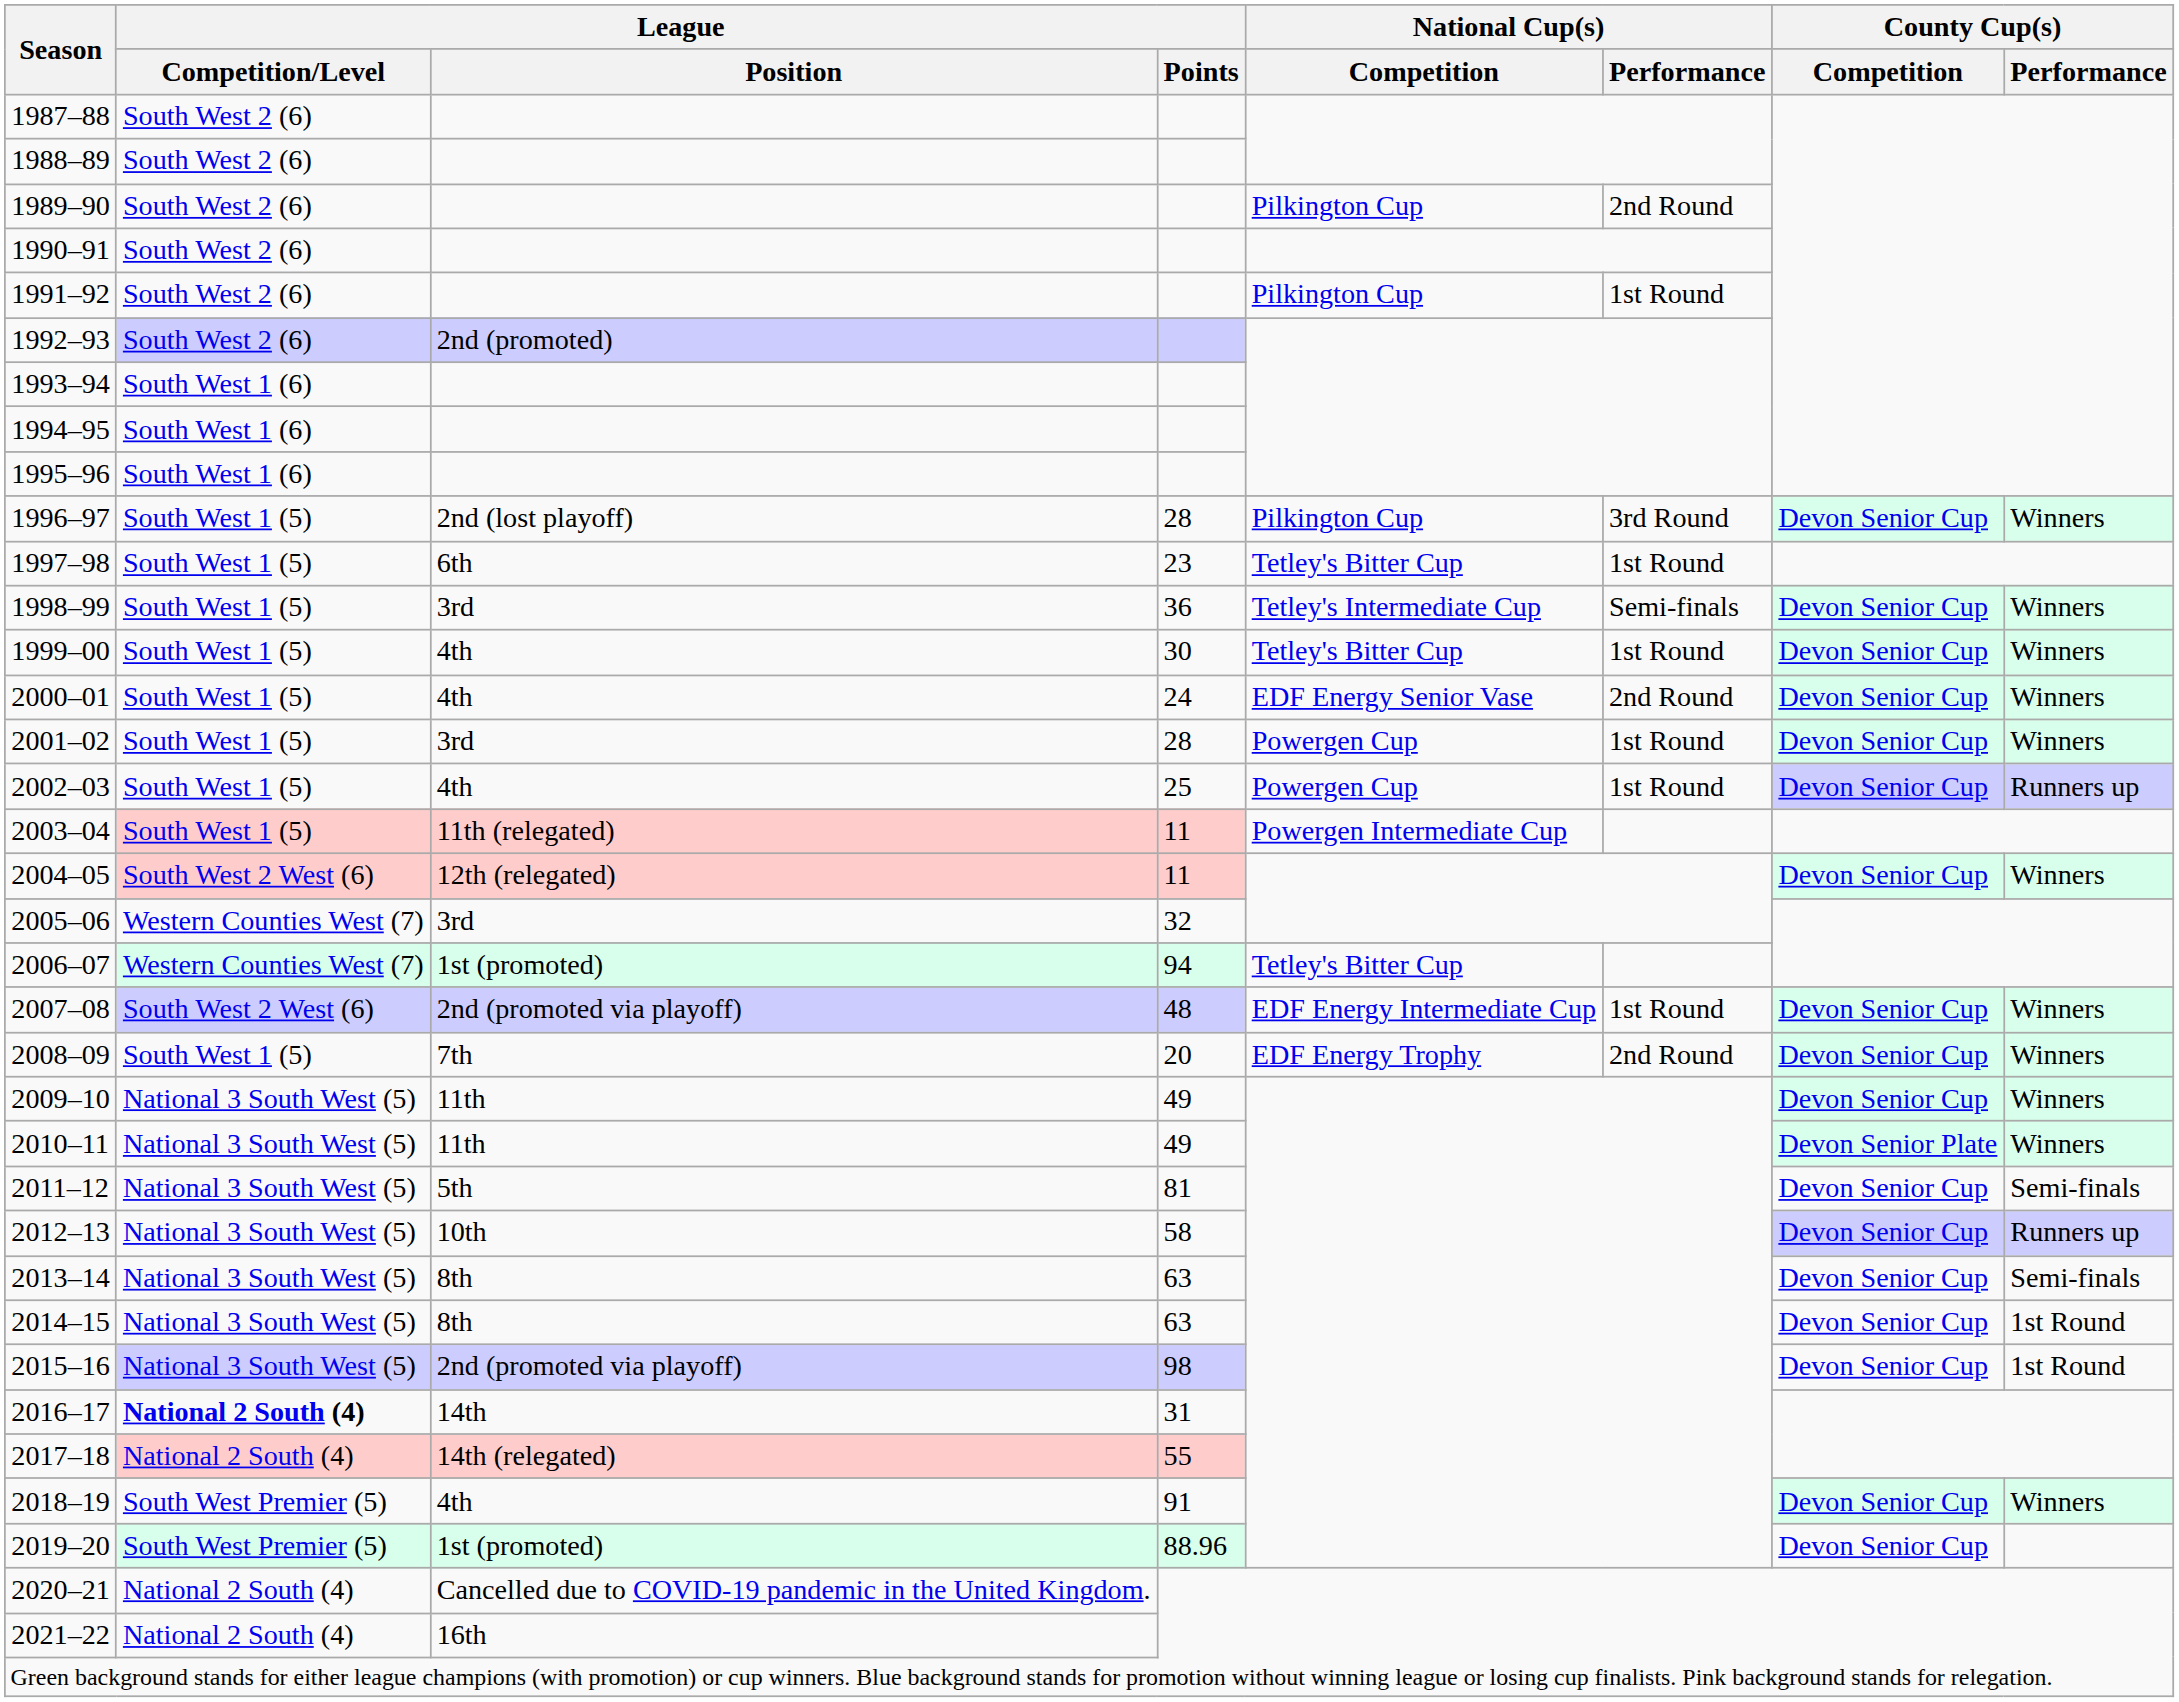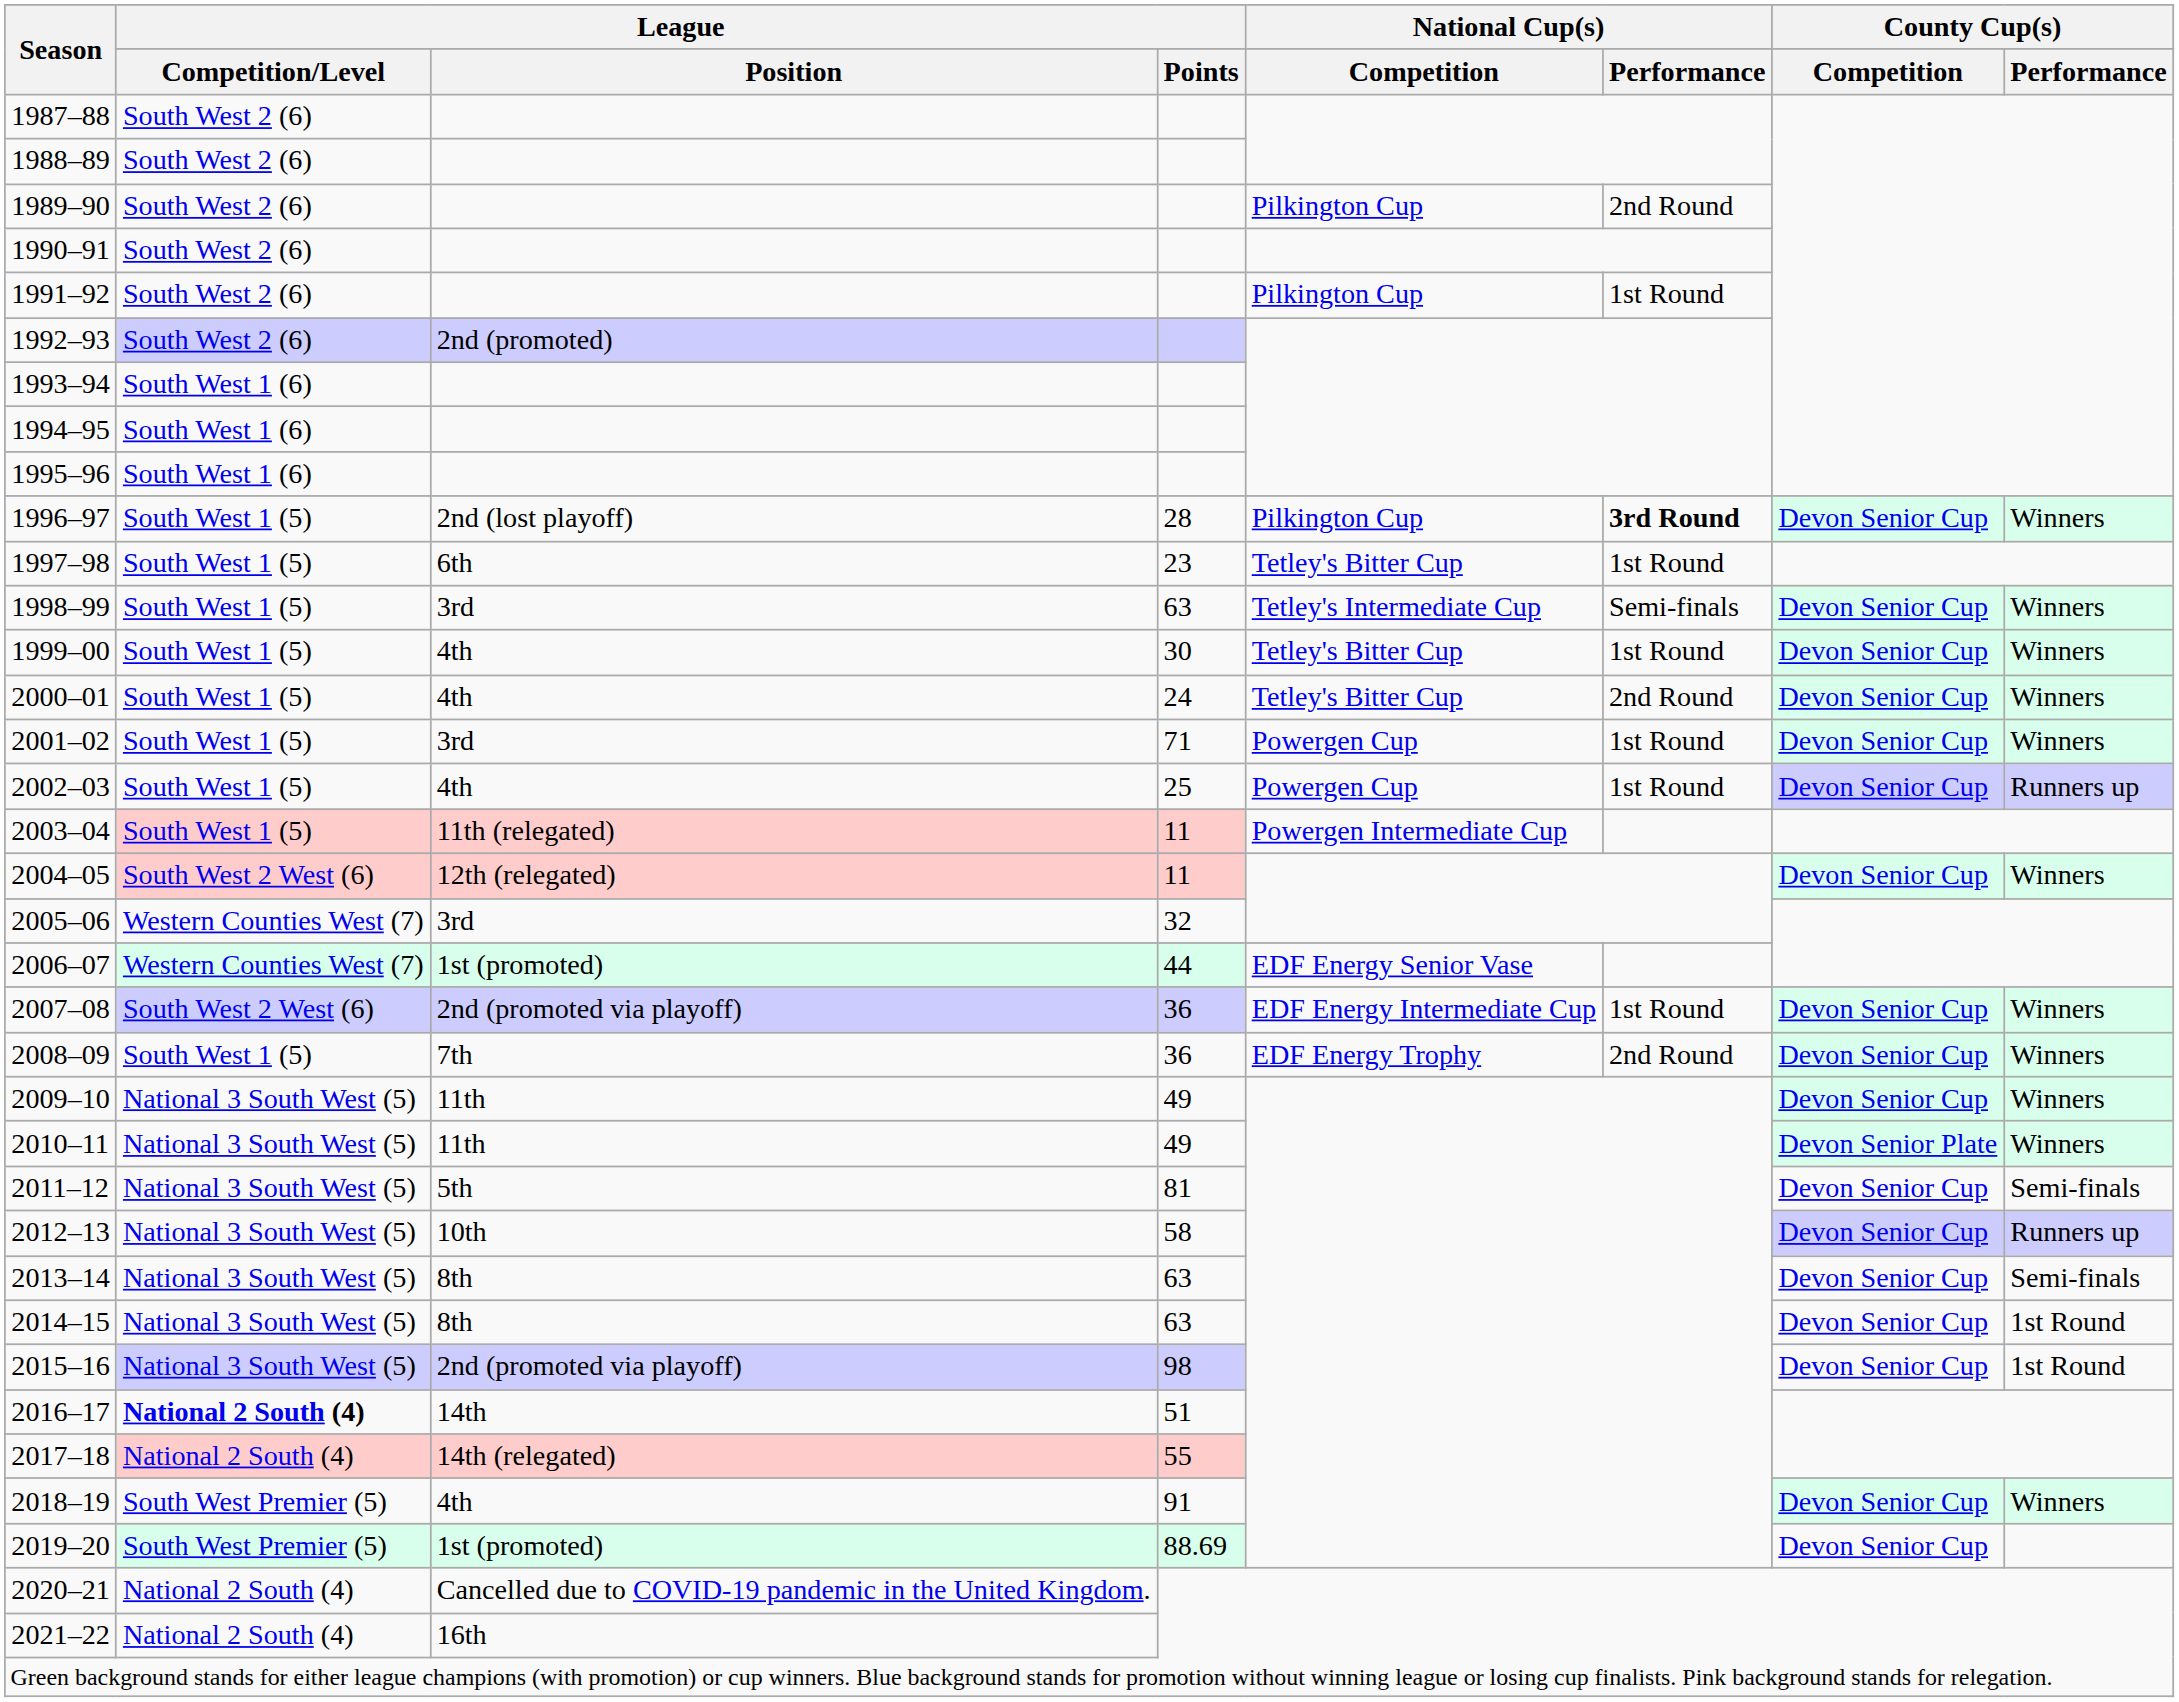(1669, 518) normal -> (1674, 518) bold
(1178, 607) 36 -> (1178, 607) 63
(1392, 696) EDF Energy Senior Vase -> (1357, 696) Tetley's Bitter Cup
(1178, 741) 28 -> (1178, 741) 71
(1178, 964) 94 -> (1178, 964) 44
(1357, 964) Tetley's Bitter Cup -> (1392, 964) EDF Energy Senior Vase
(1178, 1009) 48 -> (1178, 1009) 36
(1178, 1054) 20 -> (1178, 1054) 36
(1178, 1411) 31 -> (1178, 1411) 51
(1195, 1545) 88.96 -> (1195, 1545) 88.69
